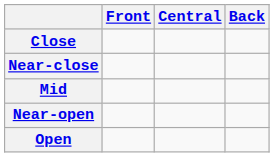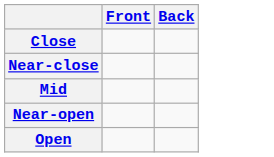- column: (190, 17)
